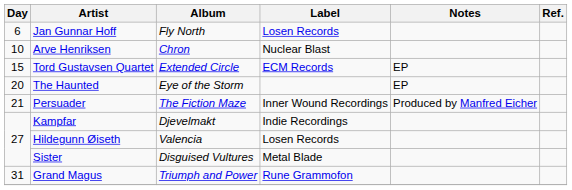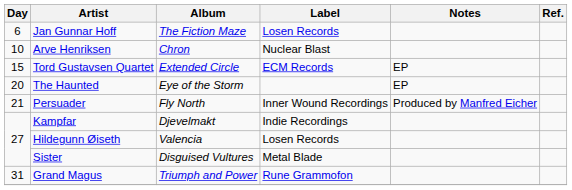(182, 31) Fly North -> (202, 31) The Fiction Maze
(202, 103) The Fiction Maze -> (182, 103) Fly North
